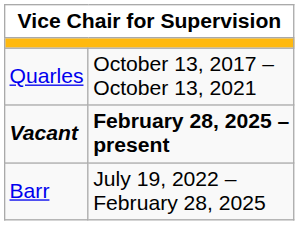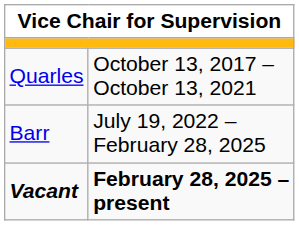rows swapped: (29, 190) <-> (44, 133)
